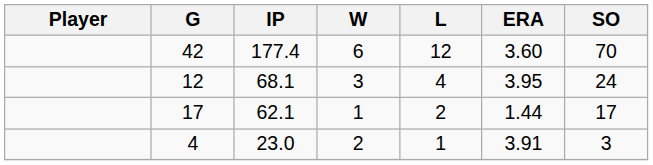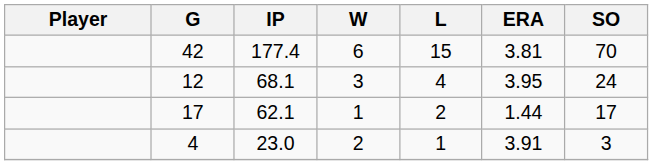(441, 50) 12 -> (441, 50) 15
(523, 50) 3.60 -> (523, 50) 3.81
